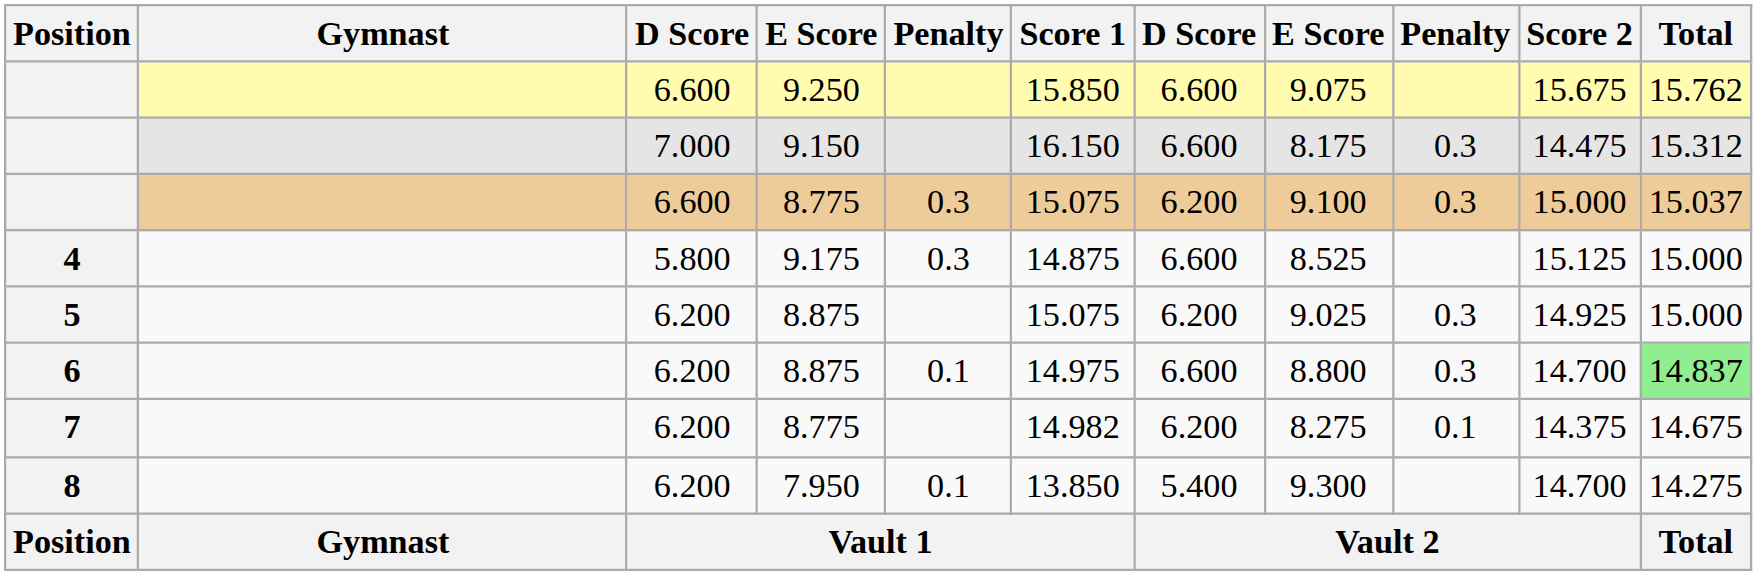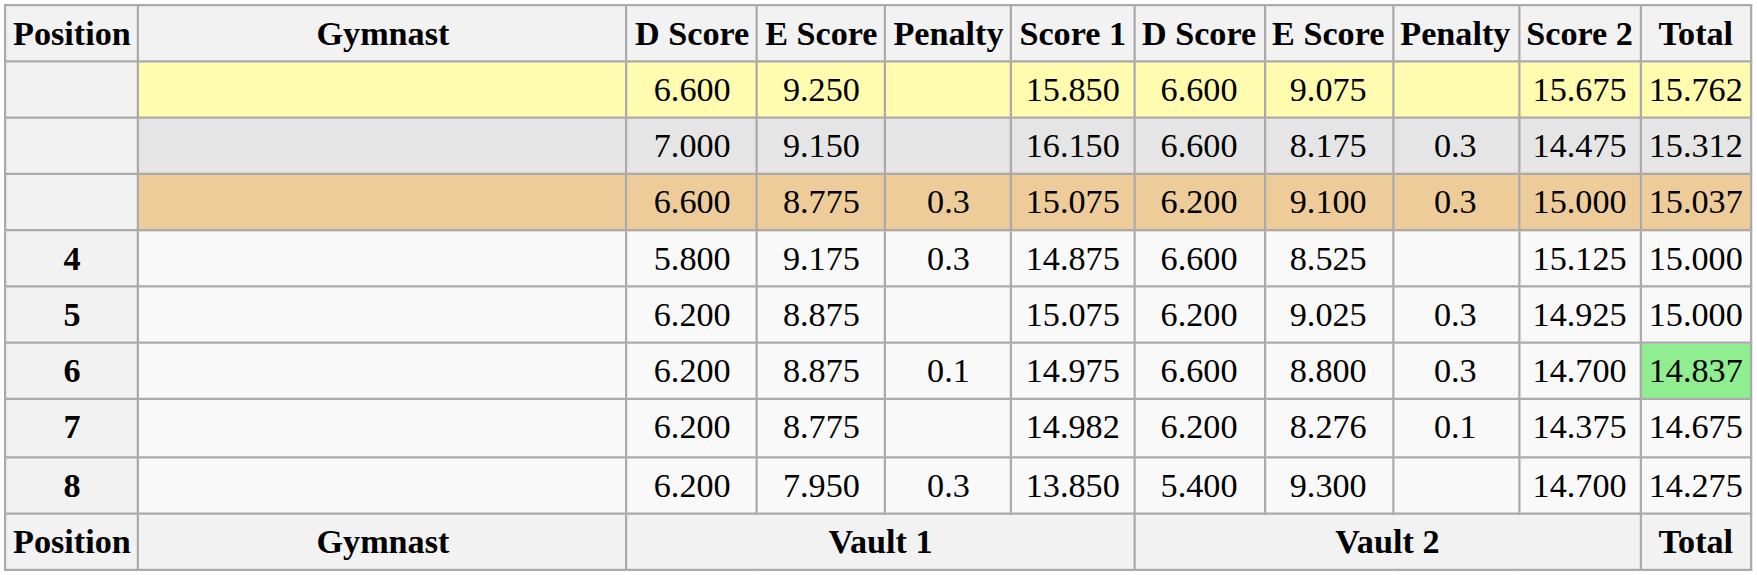(1328, 427) 8.275 -> (1328, 427) 8.276
(948, 484) 0.1 -> (948, 484) 0.3
